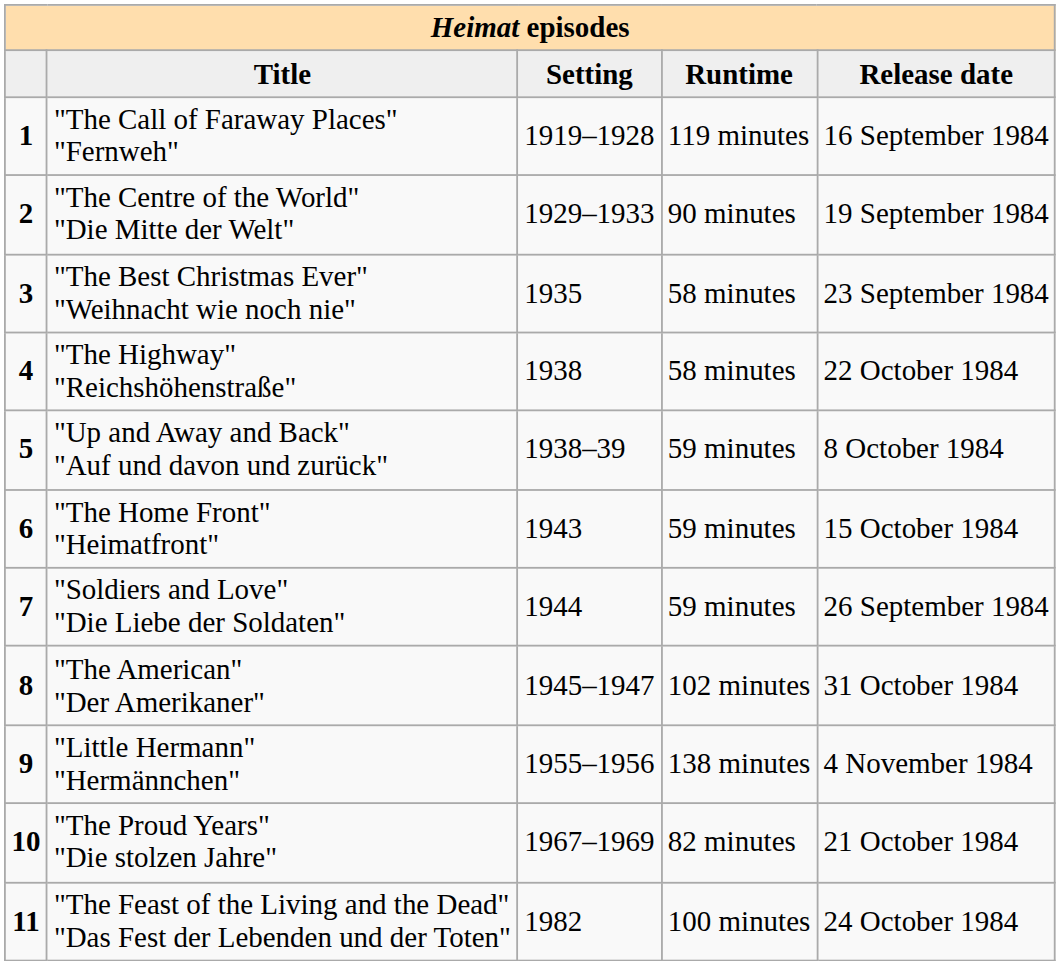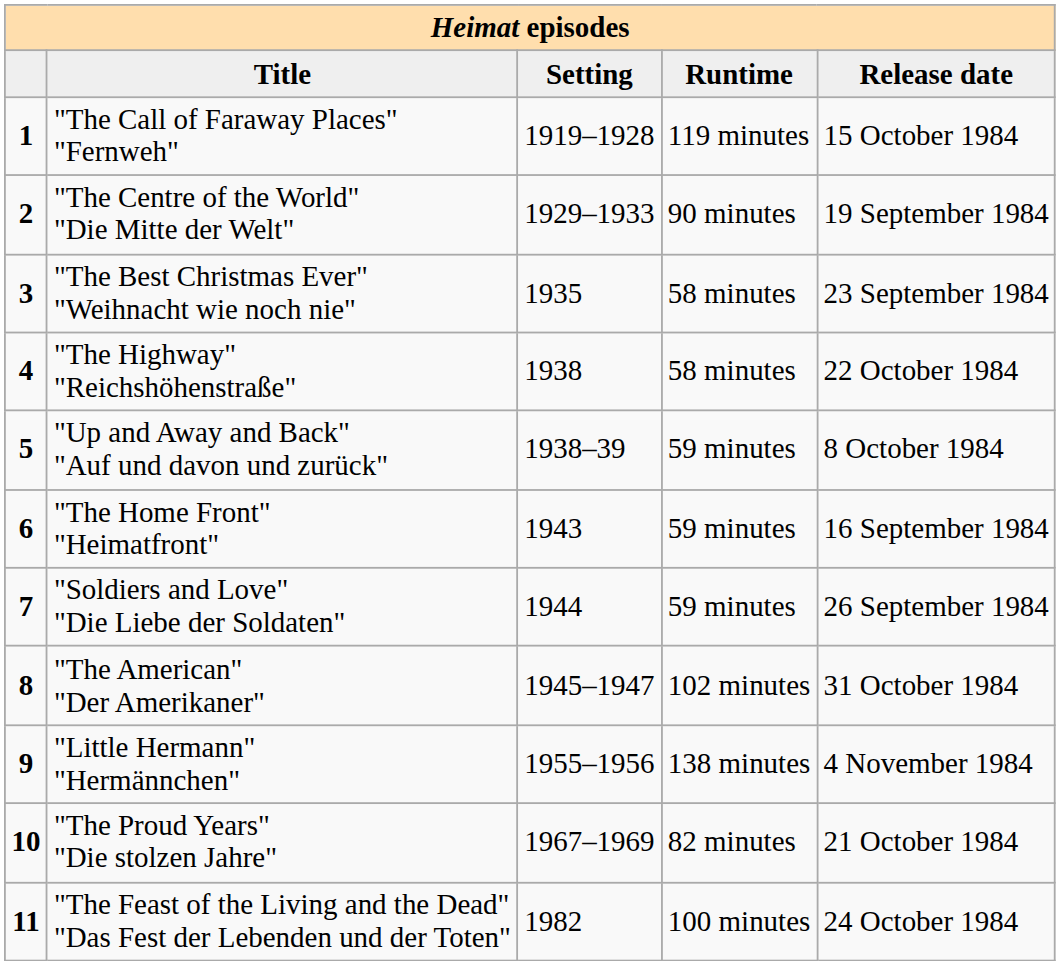(936, 135) 16 September 1984 -> (921, 135) 15 October 1984
(921, 528) 15 October 1984 -> (936, 528) 16 September 1984
